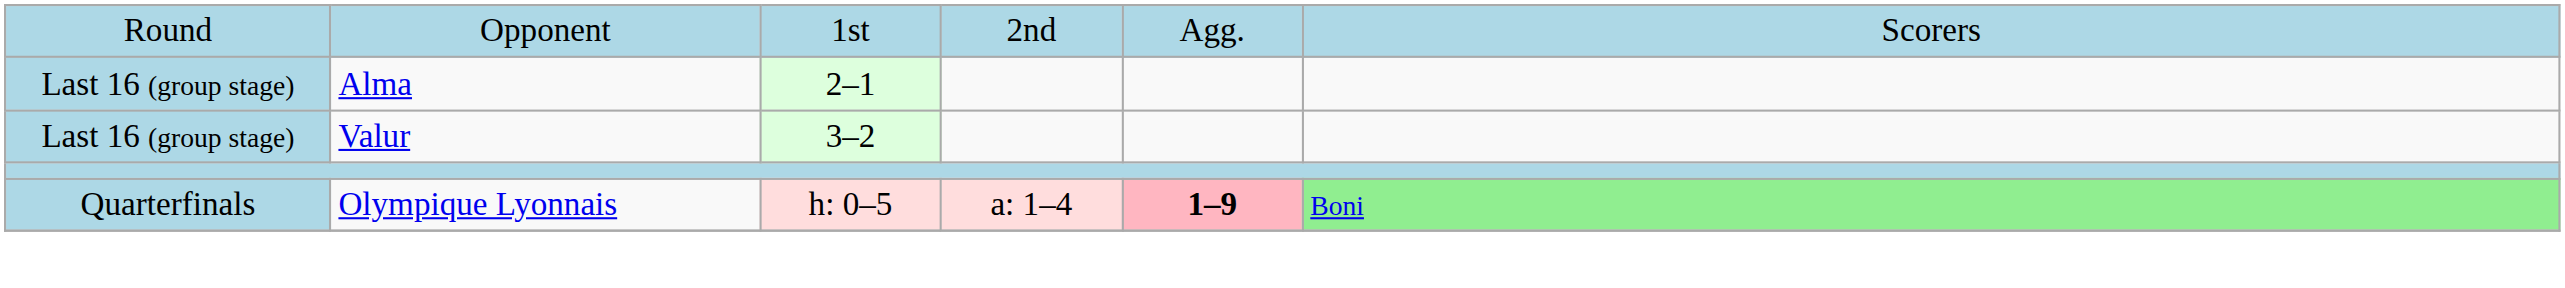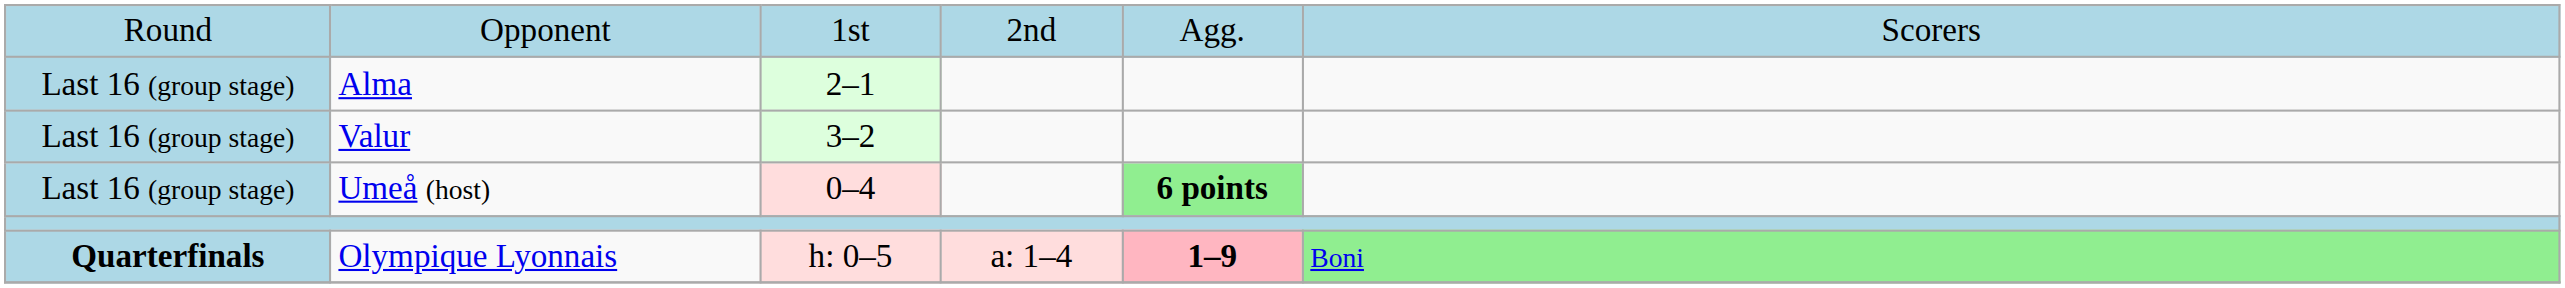+ row: (414, 188)
(168, 203) normal -> (168, 256) bold
